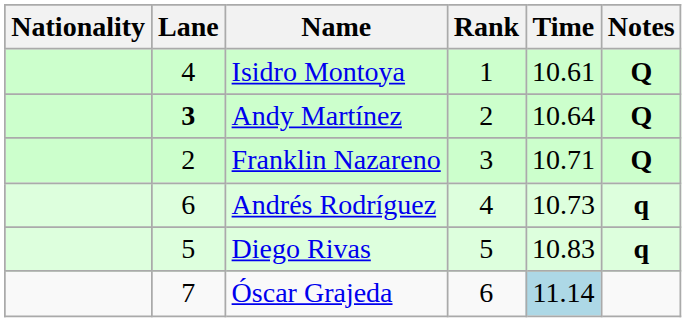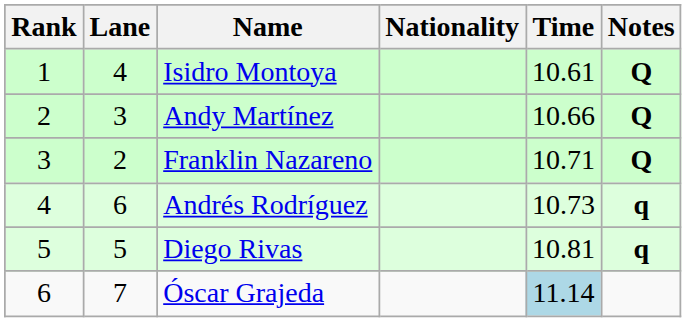columns swapped: (486, 26) <-> (78, 26)
(188, 115) bold -> (120, 115) normal
(563, 115) 10.64 -> (563, 115) 10.66
(563, 248) 10.83 -> (563, 248) 10.81
